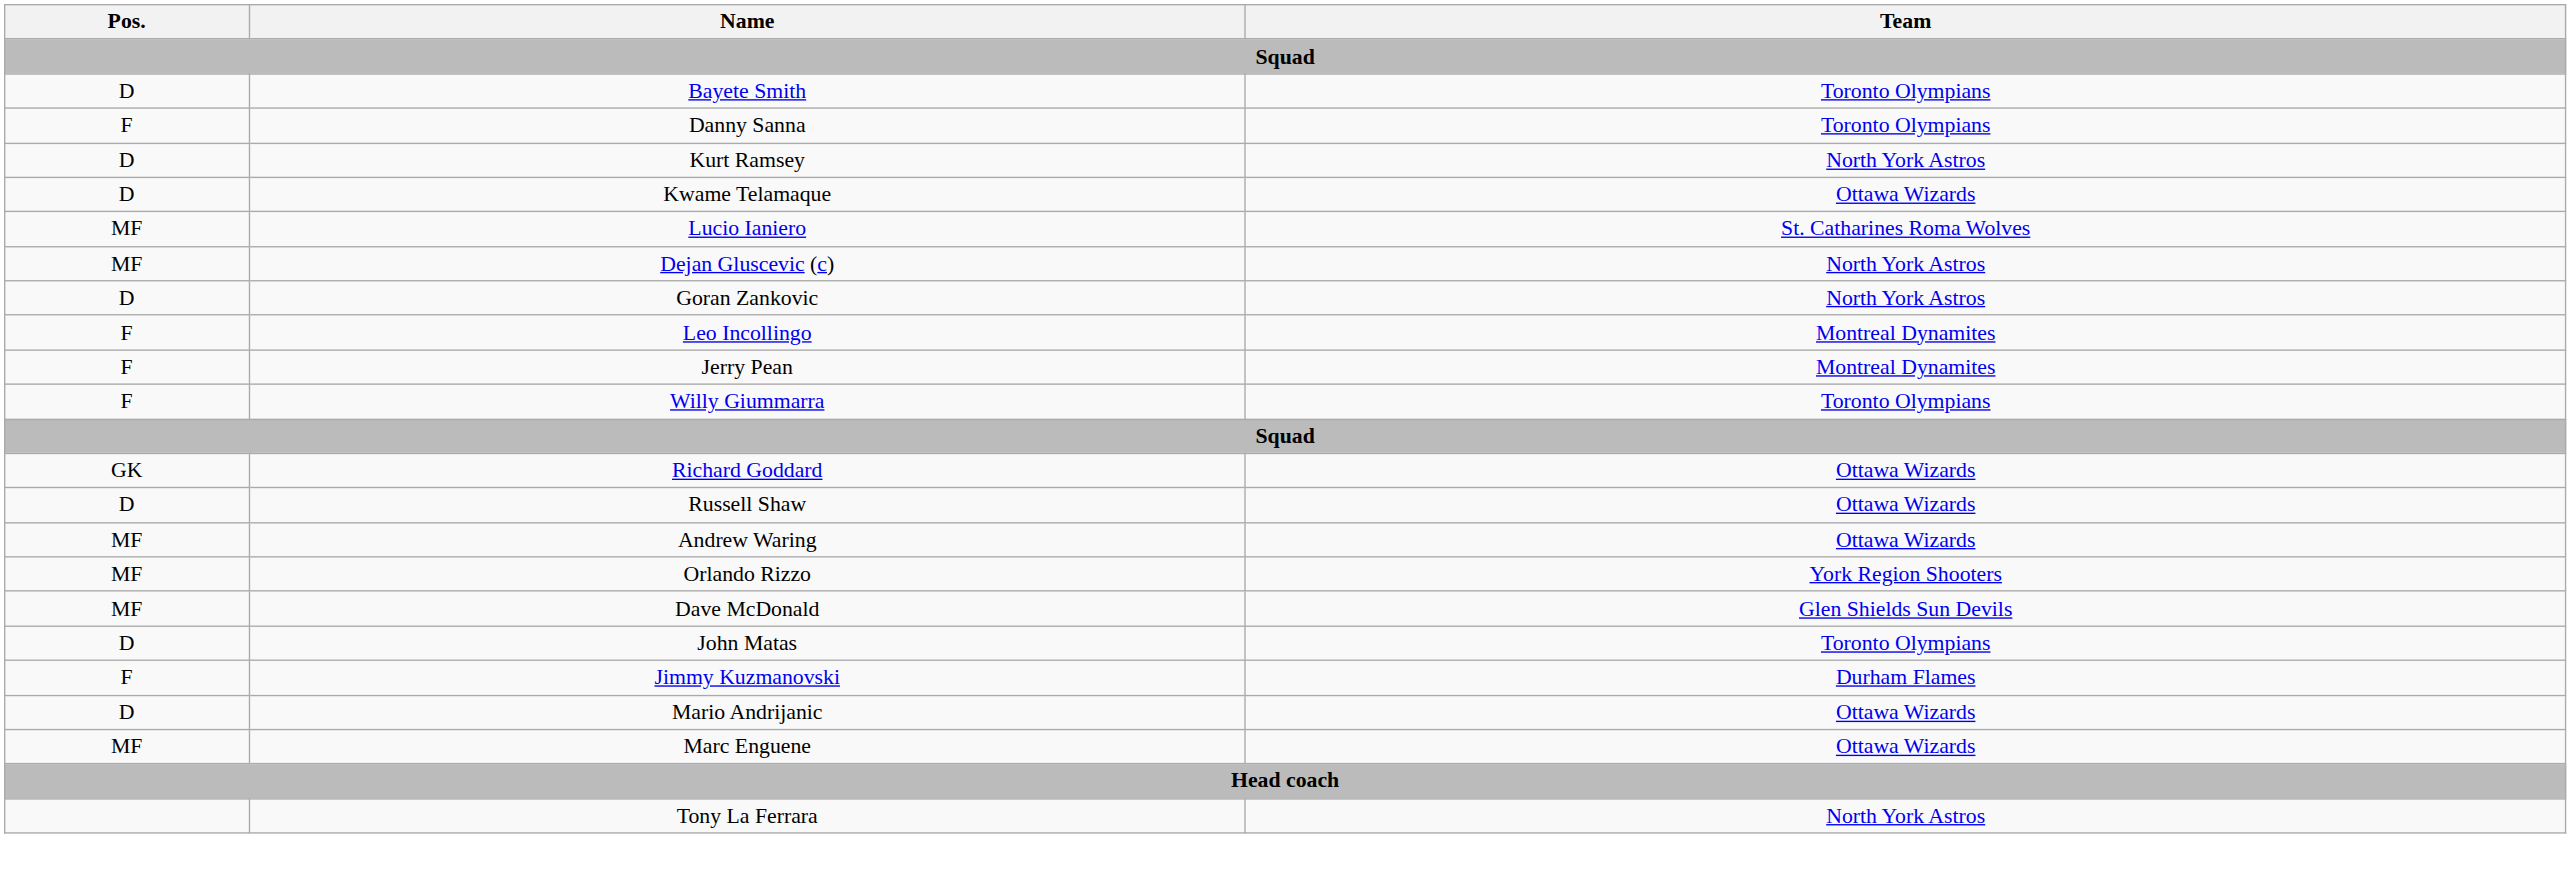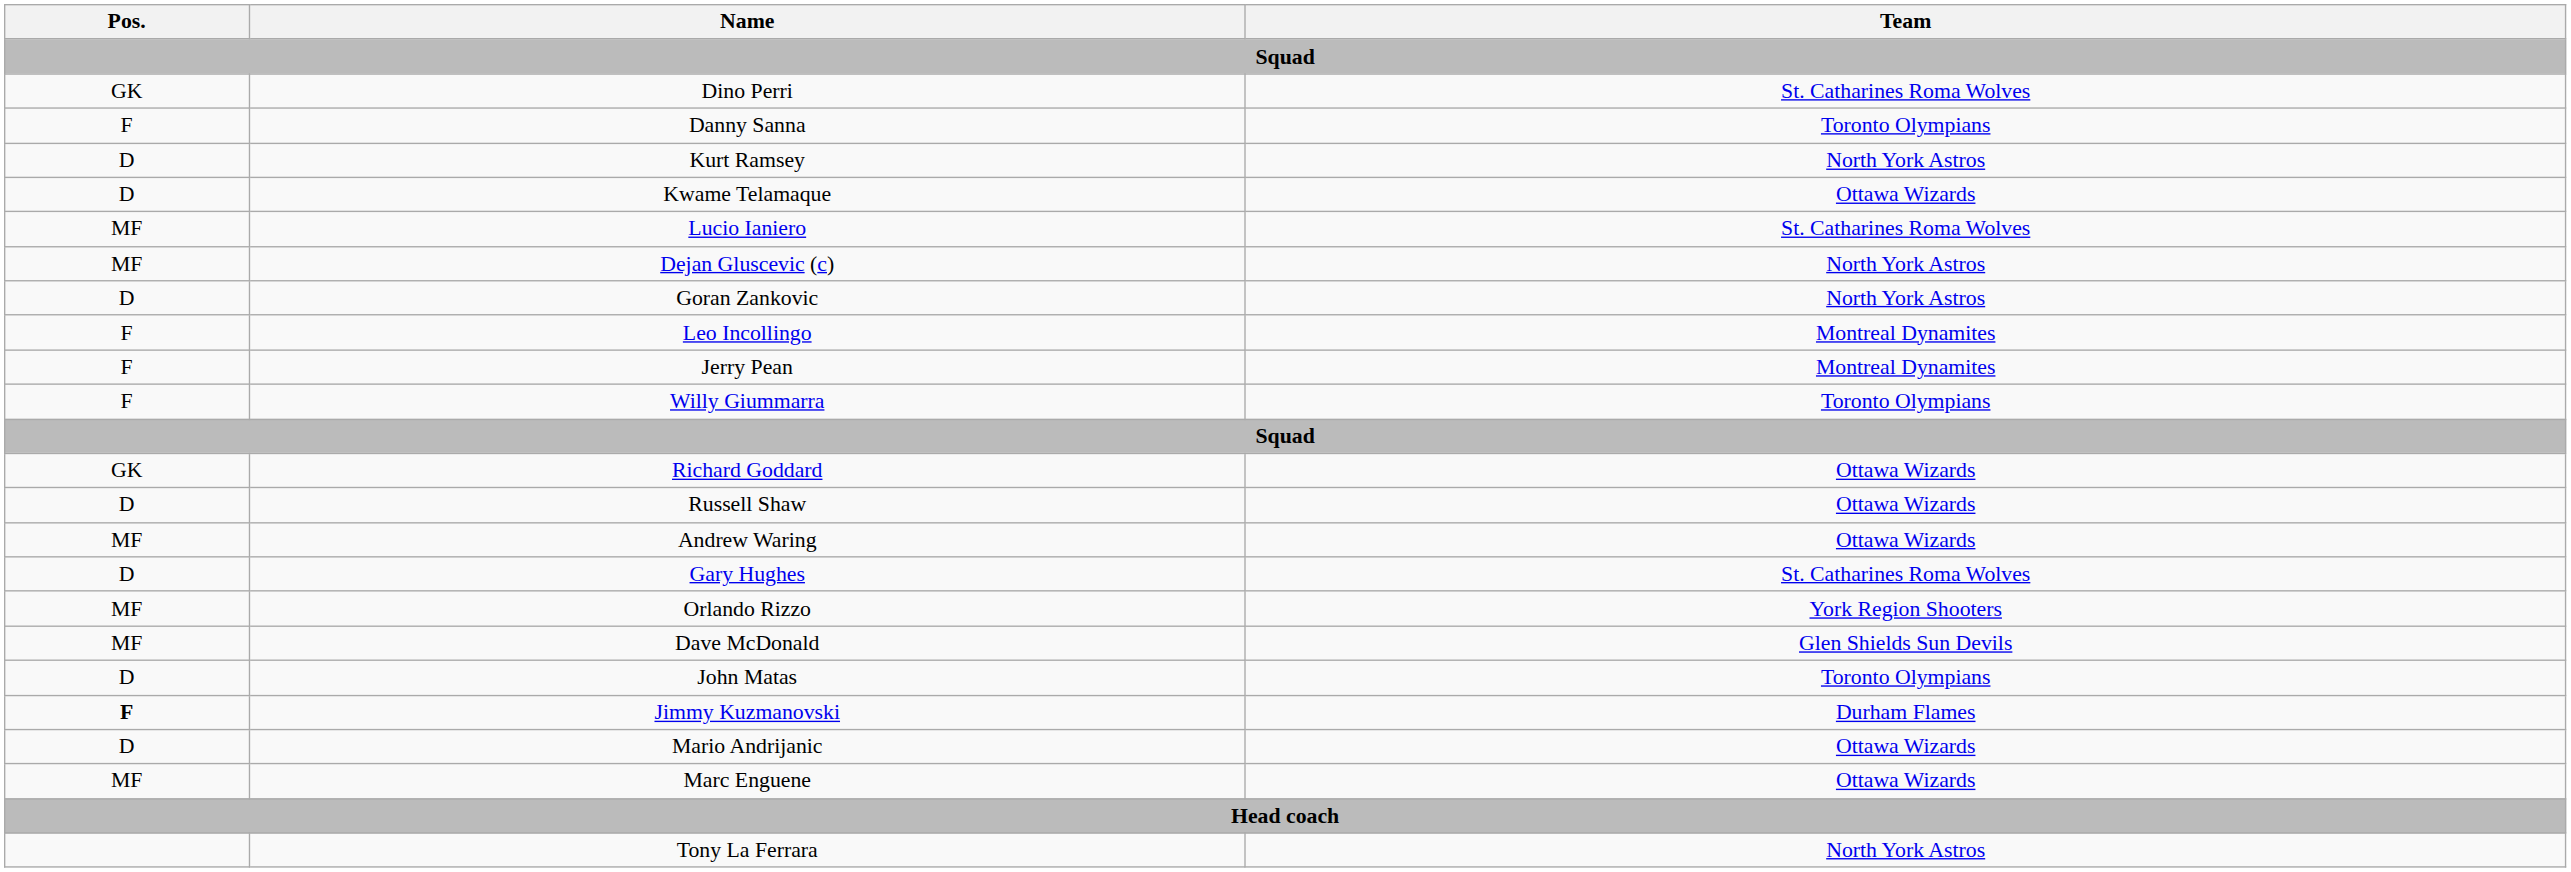+ row: (747, 90)
- row: (747, 90)
+ row: (747, 573)
(127, 677) normal -> (127, 711) bold
